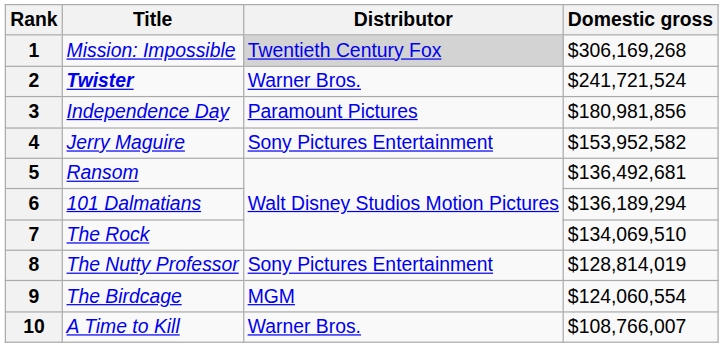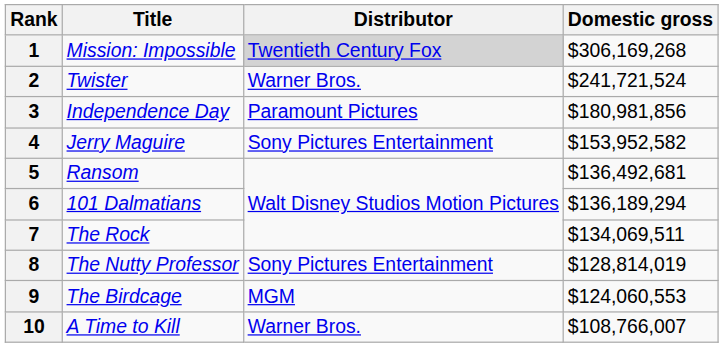(100, 81) bold -> (97, 81) normal
(627, 234) $134,069,510 -> (626, 234) $134,069,511
(627, 296) $124,060,554 -> (627, 296) $124,060,553
